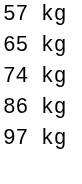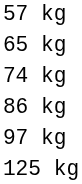+ row: (41, 169)
